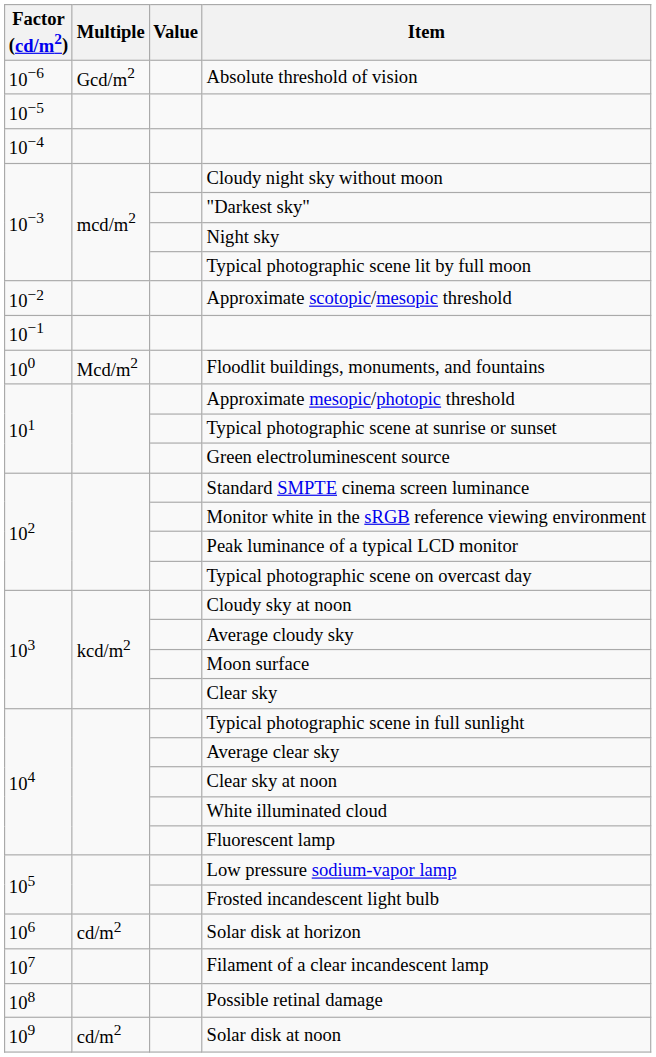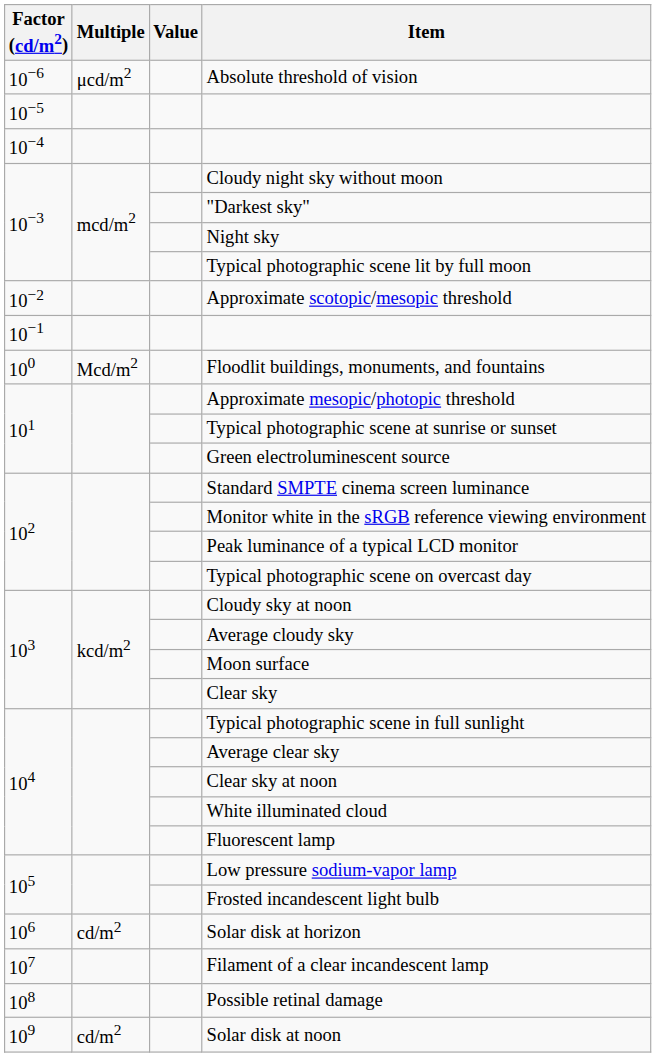(106, 77) Gcd/m2 -> (104, 77) μcd/m2
